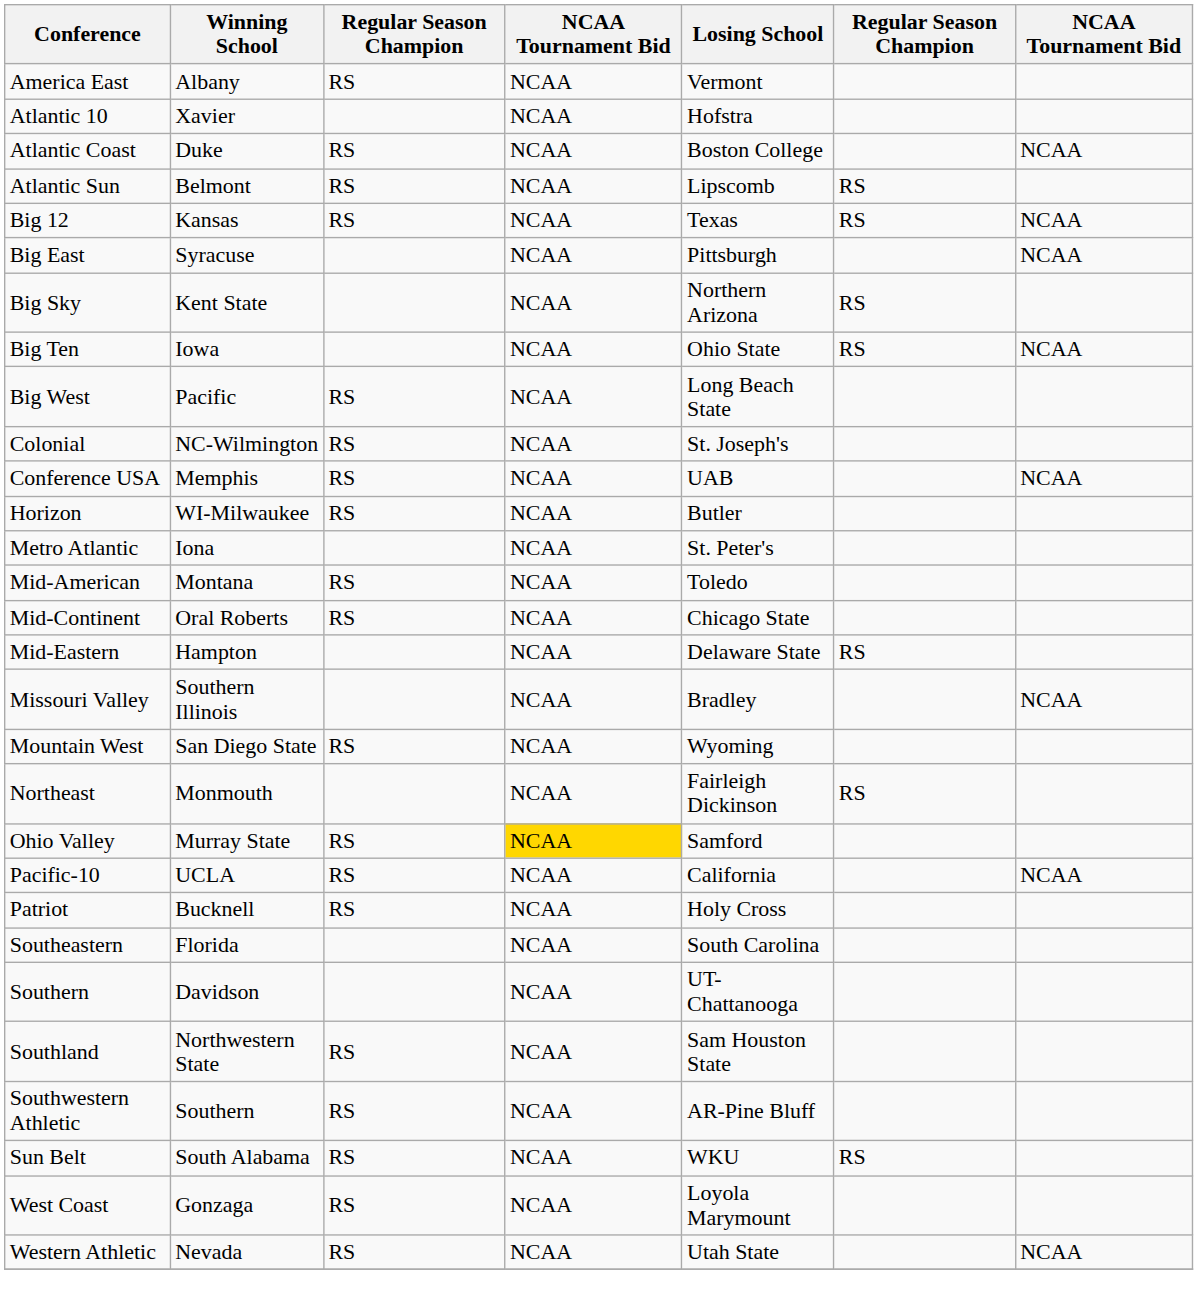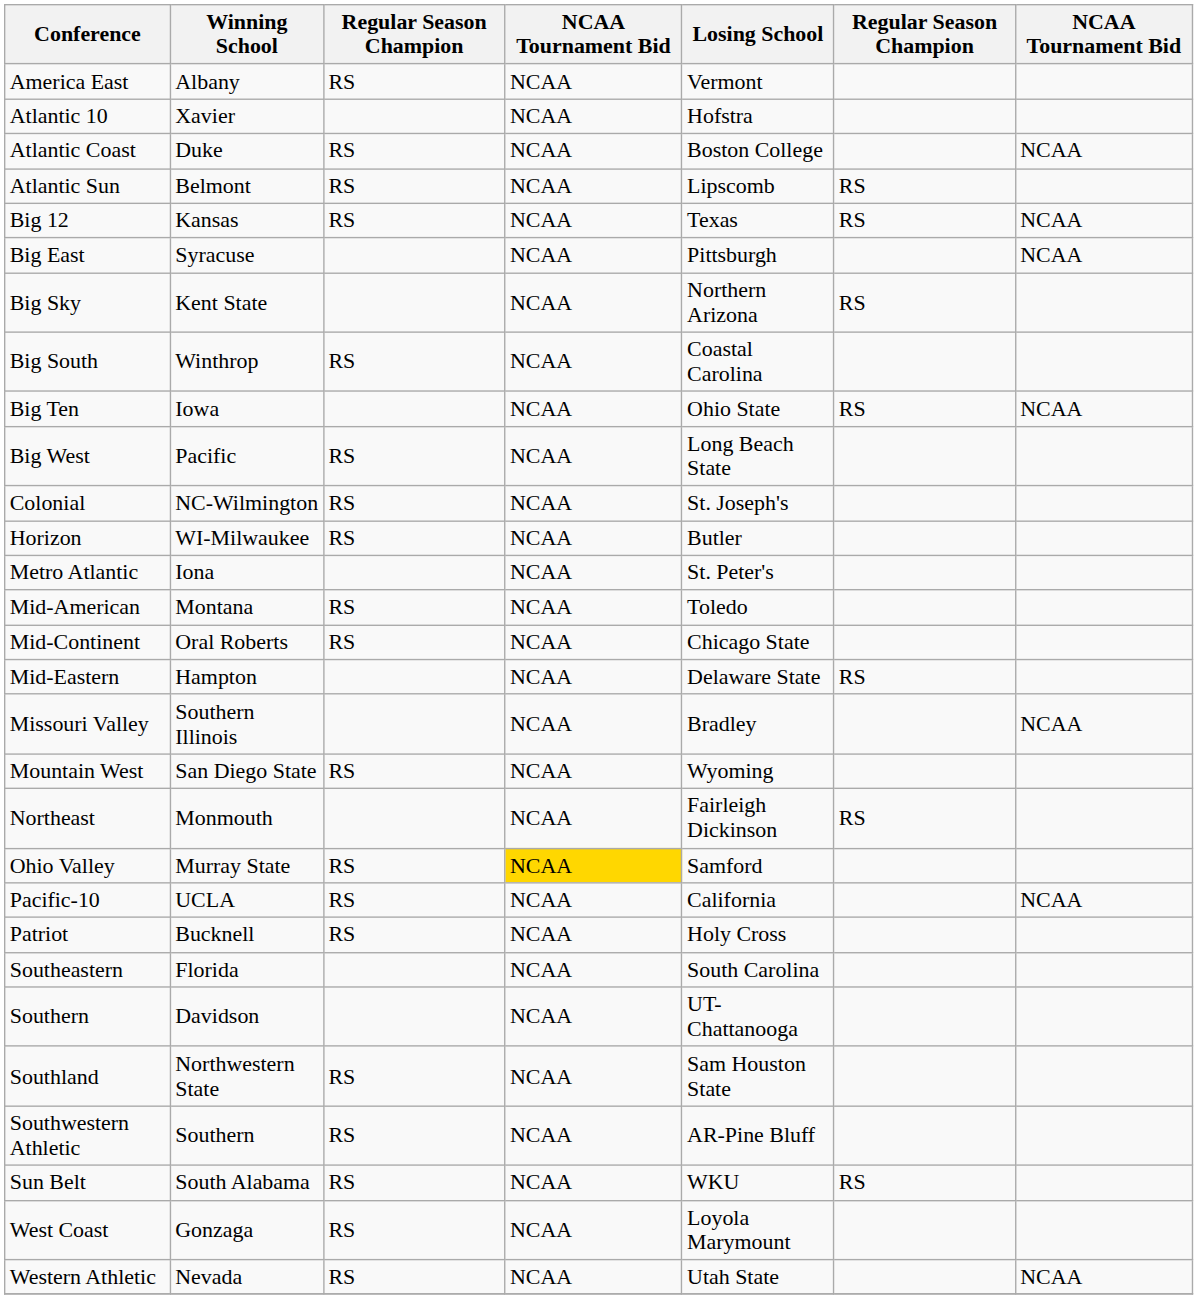+ row: (54, 361)
- row: (85, 478)
